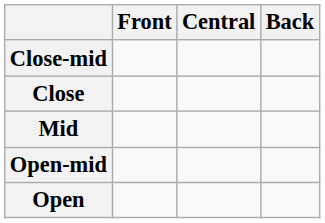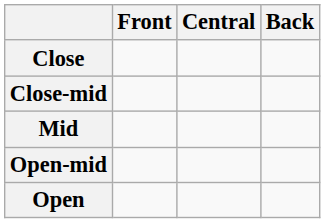rows swapped: (58, 93) <-> (58, 57)
